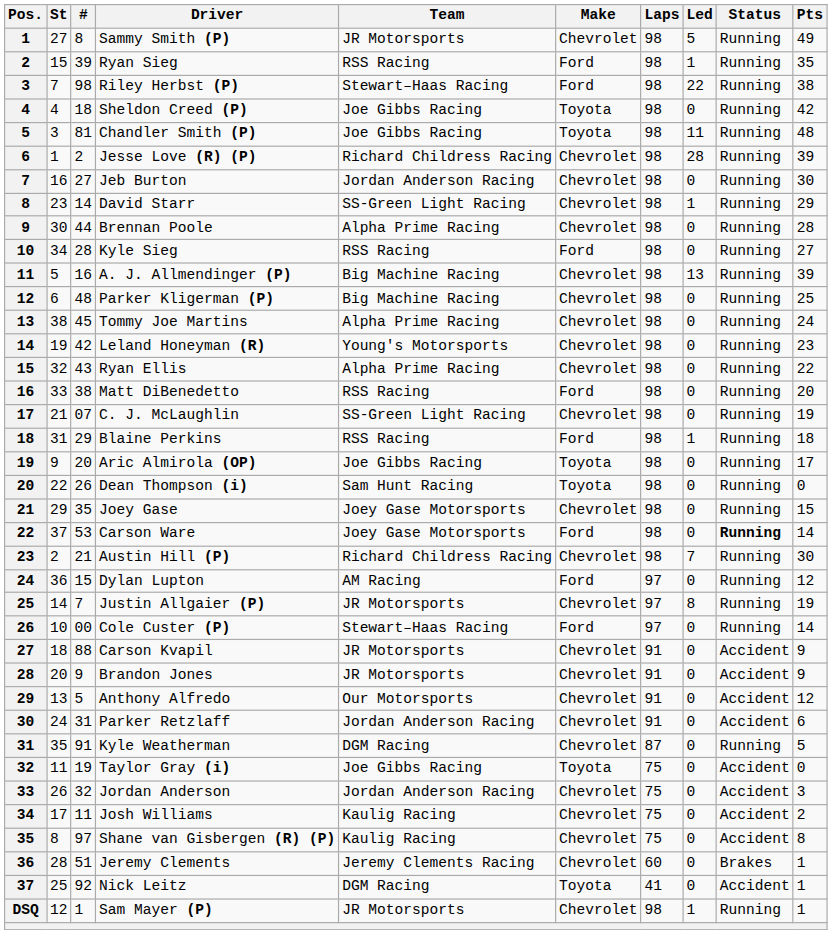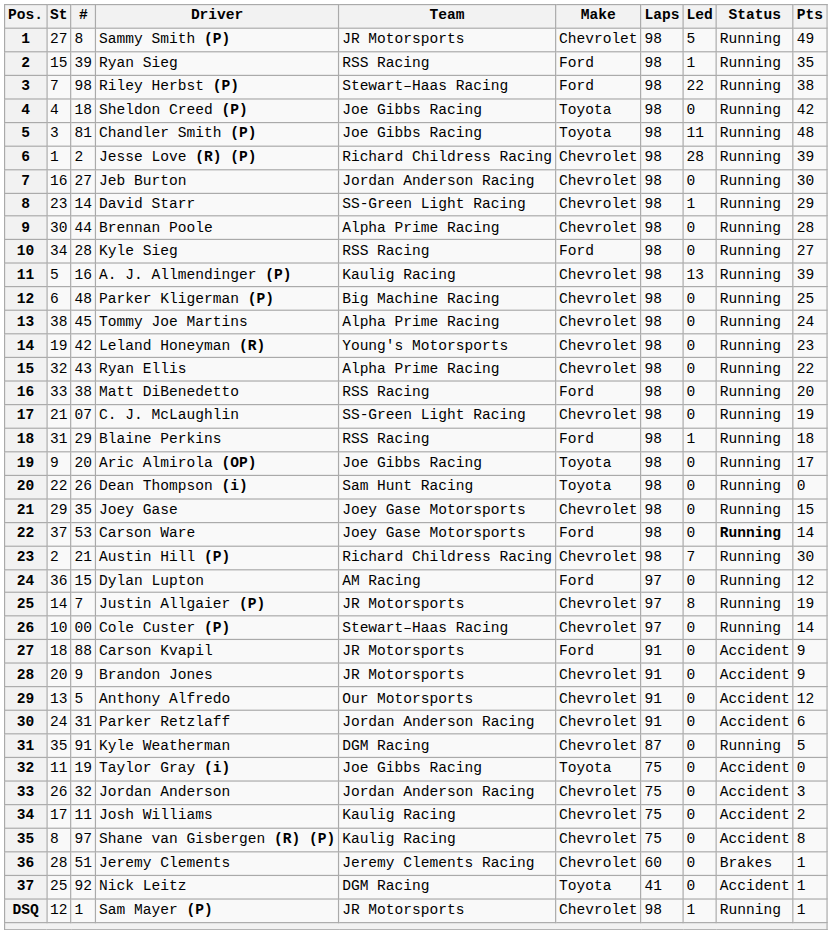(421, 275) Big Machine Racing -> (399, 275) Kaulig Racing
(576, 628) Ford -> (598, 628) Chevrolet
(598, 652) Chevrolet -> (576, 652) Ford
